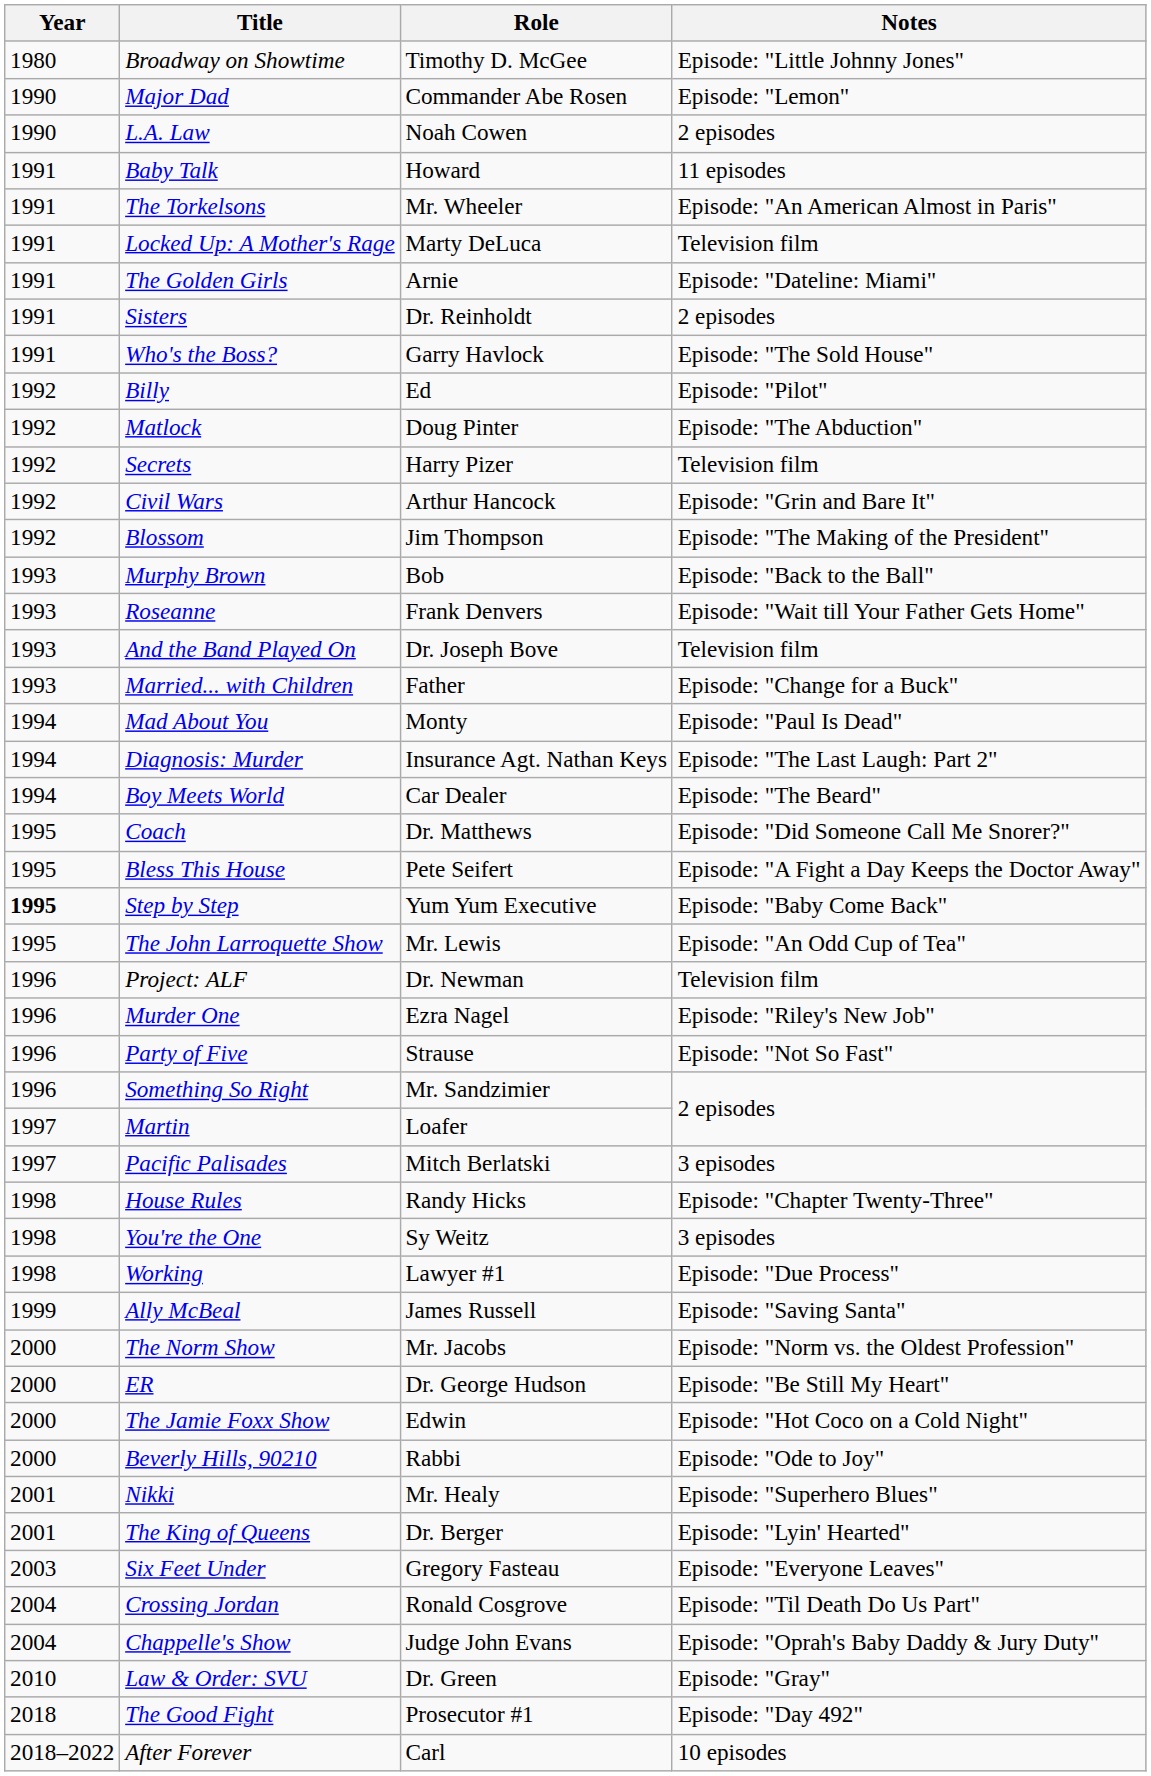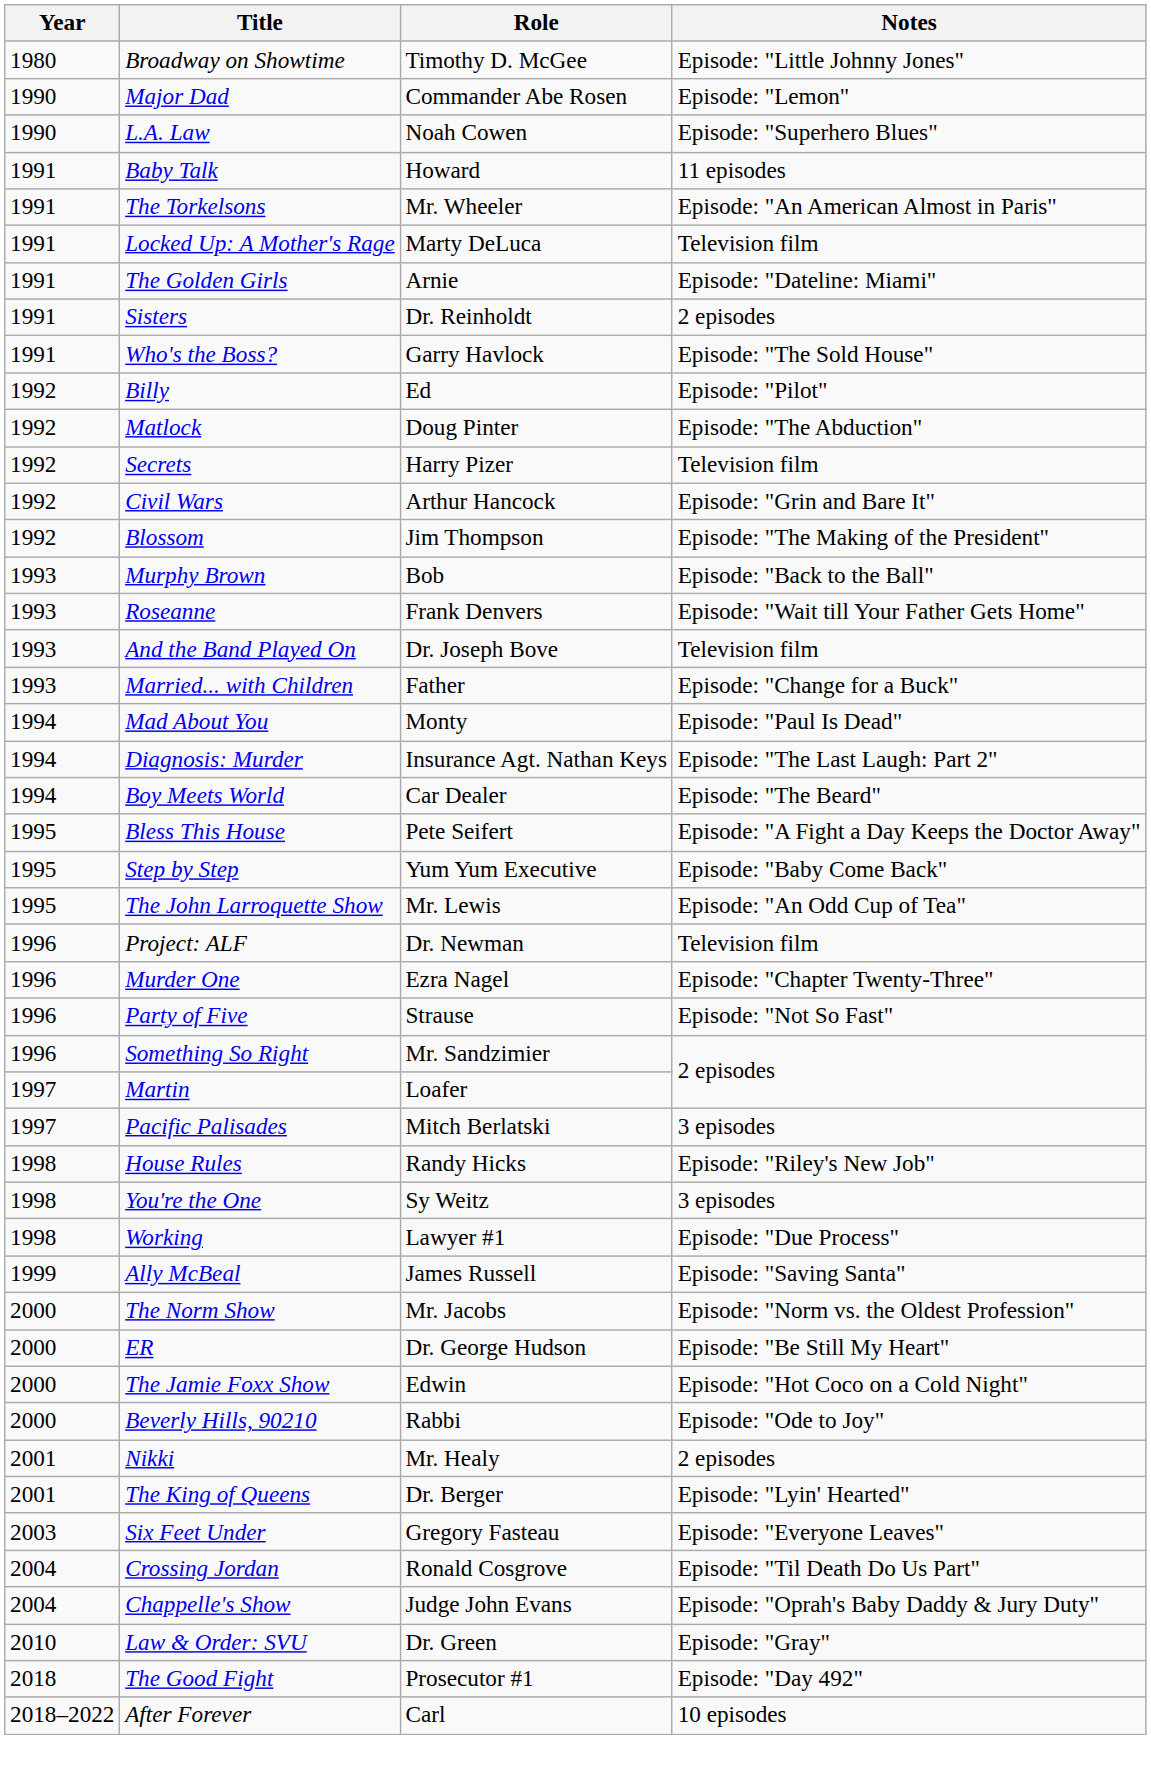(726, 133) 2 episodes -> (808, 133) Episode: "Superhero Blues"
- row: (155, 832)
(33, 905) bold -> (33, 869) normal
(806, 1016) Episode: "Riley's New Job" -> (836, 979) Episode: "Chapter Twenty-Three"
(836, 1200) Episode: "Chapter Twenty-Three" -> (806, 1163) Episode: "Riley's New Job"
(808, 1494) Episode: "Superhero Blues" -> (726, 1457) 2 episodes
